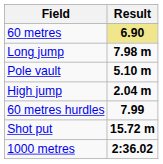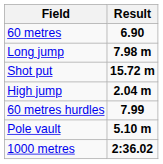(132, 33) khaki background -> (132, 33) no background
rows swapped: (30, 129) <-> (34, 71)
